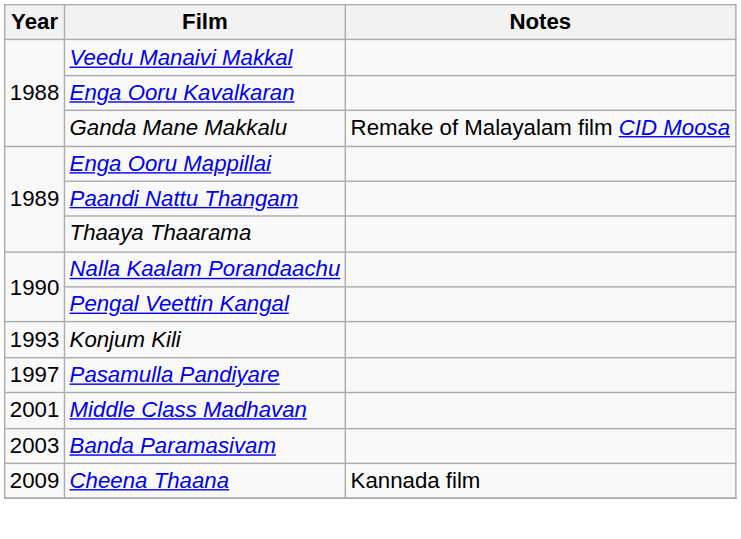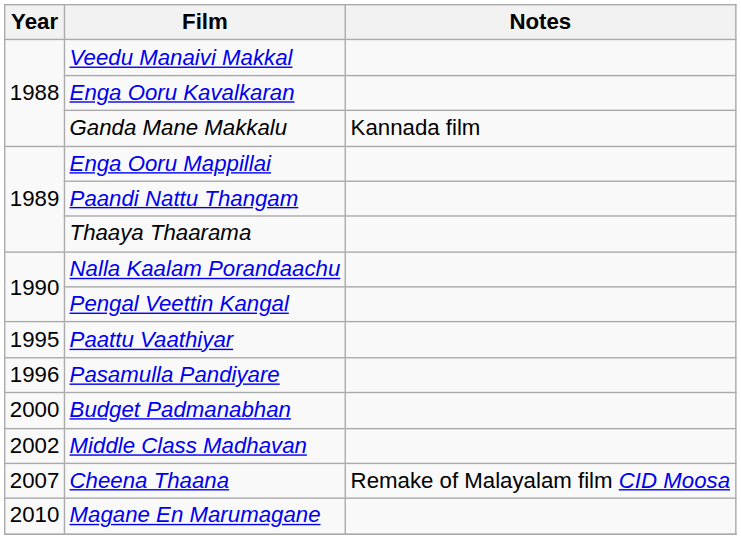(540, 127) Remake of Malayalam film CID Moosa -> (415, 127) Kannada film
- row: (125, 339)
+ row: (151, 339)
(35, 374) 1997 -> (35, 374) 1996
+ row: (180, 410)
(35, 410) 2001 -> (35, 445) 2002
- row: (173, 445)
(35, 480) 2009 -> (35, 480) 2007
(415, 480) Kannada film -> (540, 480) Remake of Malayalam film CID Moosa
+ row: (195, 515)
